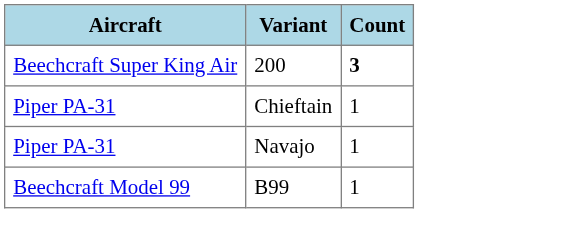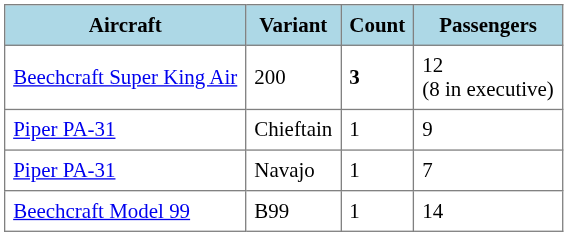+ column: (488, 24)
